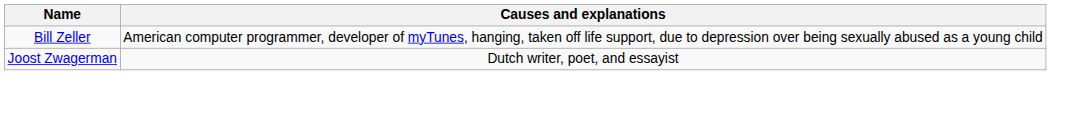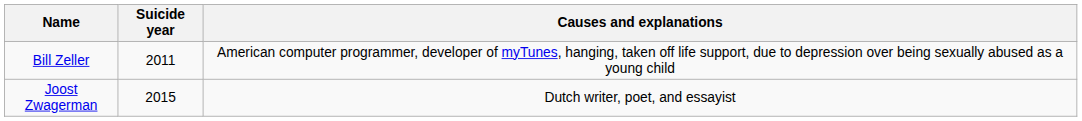+ column: (161, 23)
